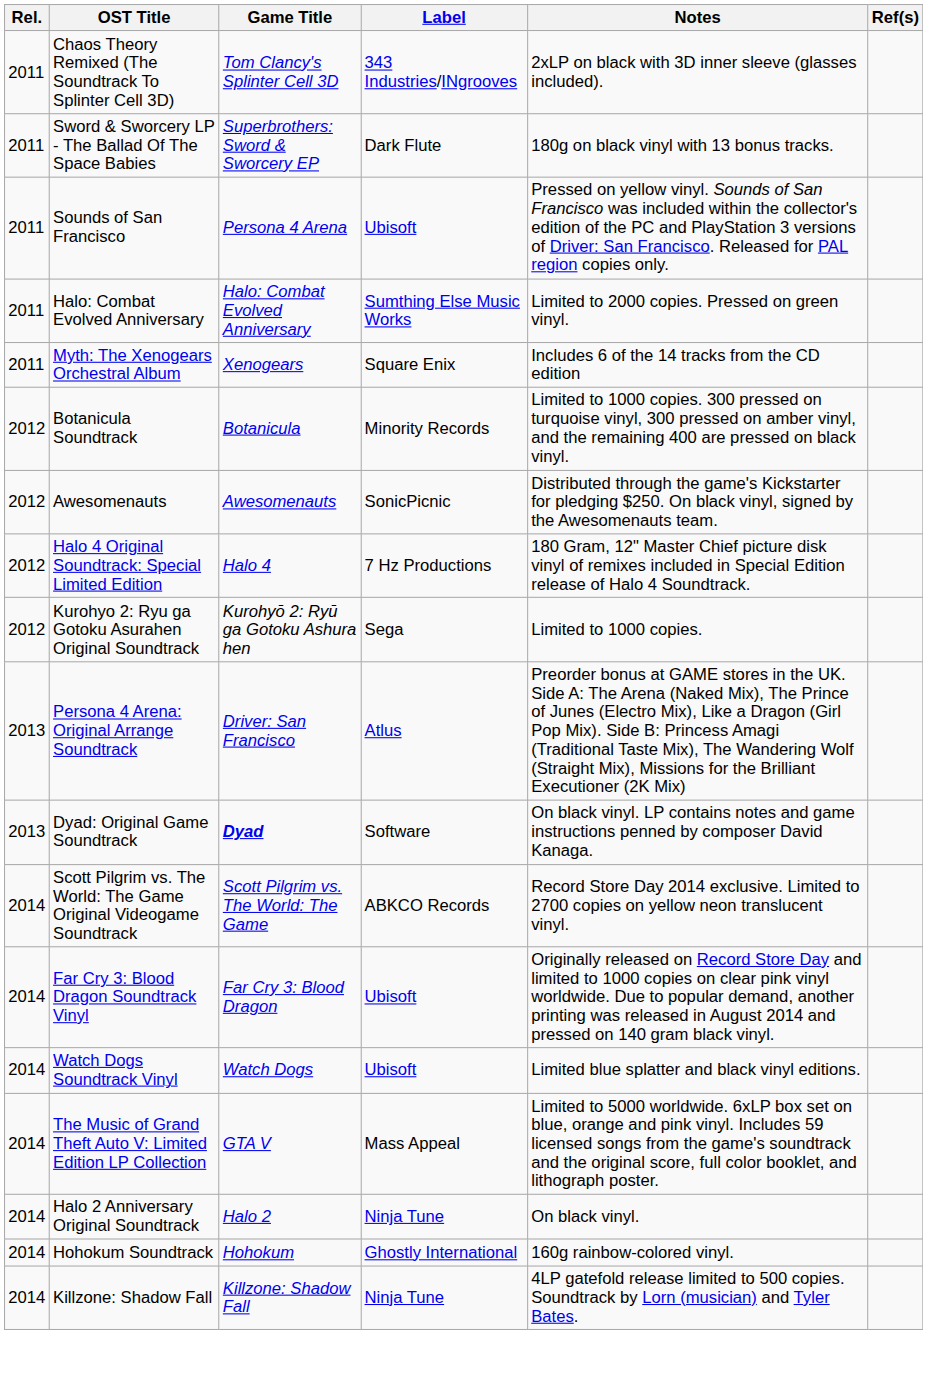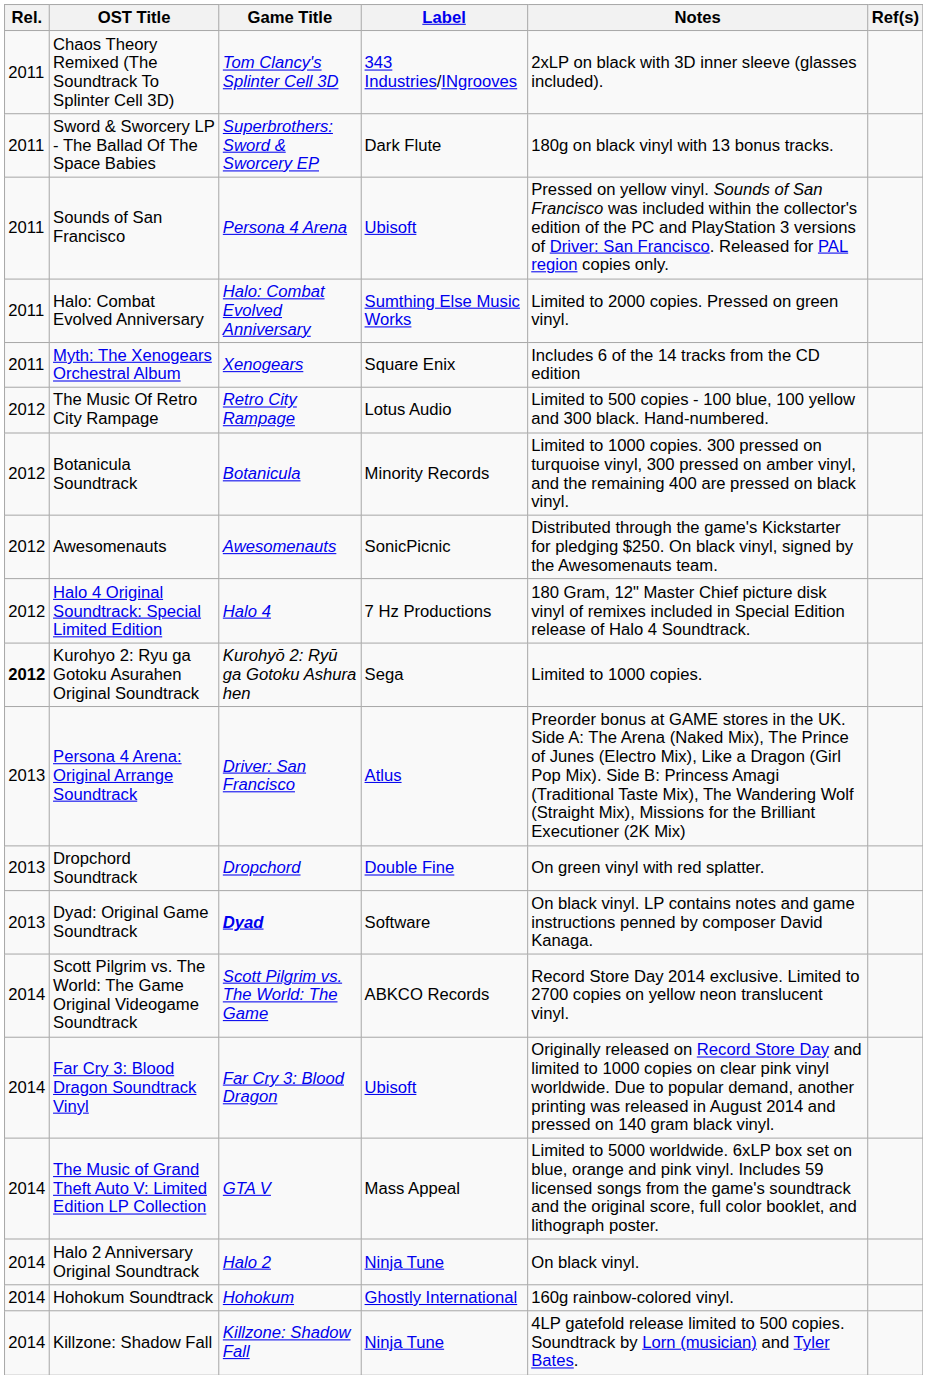+ row: (125, 410)
(27, 629) normal -> (27, 674) bold
+ row: (95, 867)
- row: (115, 1070)
